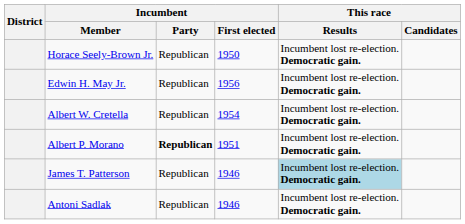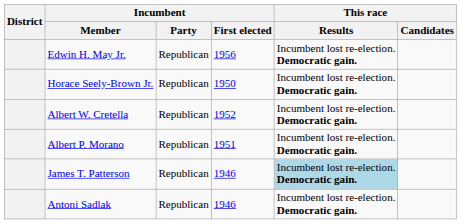rows swapped: (87, 84) <-> (100, 54)
(229, 114) 1954 -> (225, 114) 1952
(185, 144) bold -> (184, 144) normal
